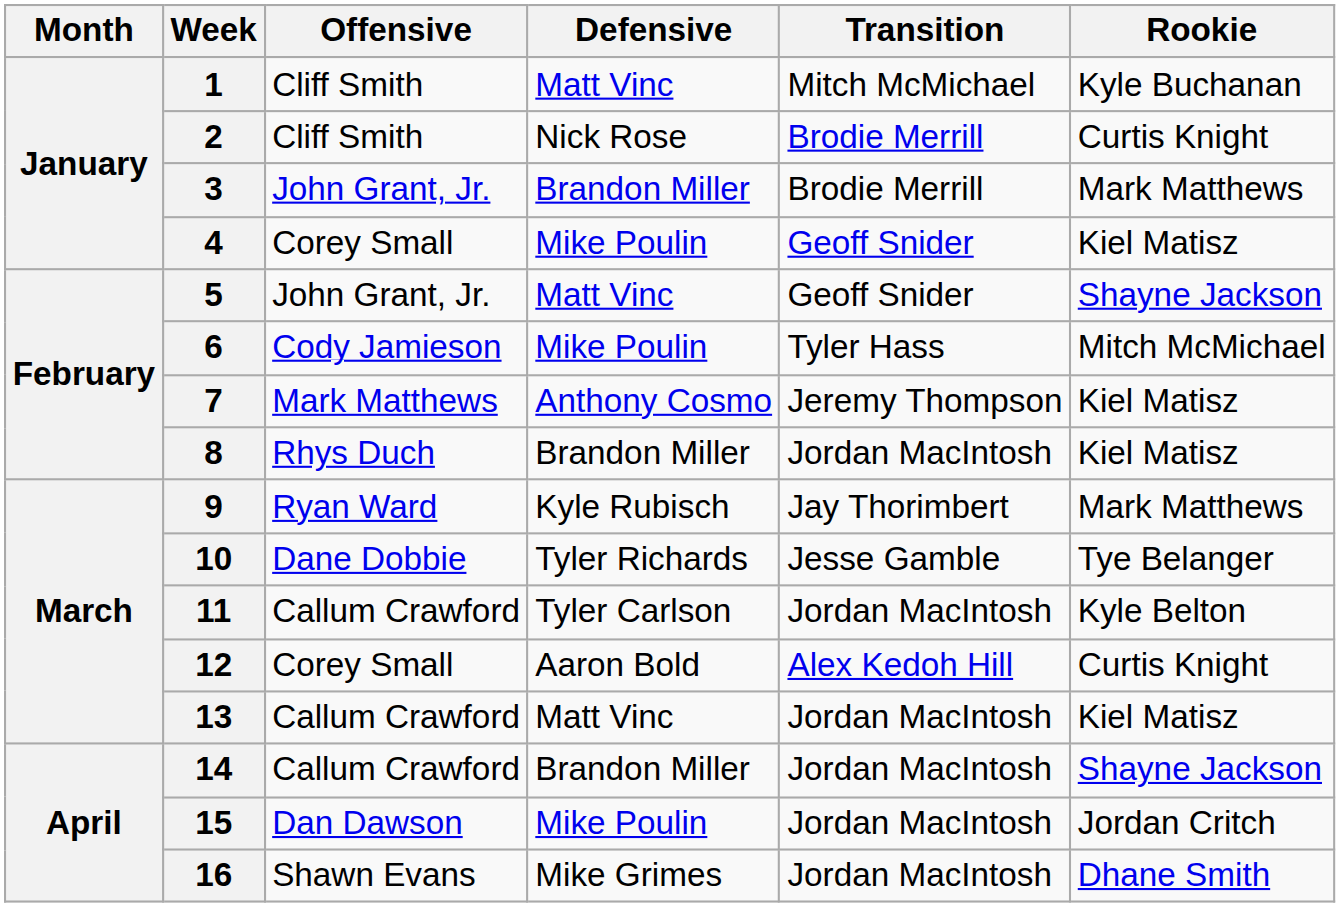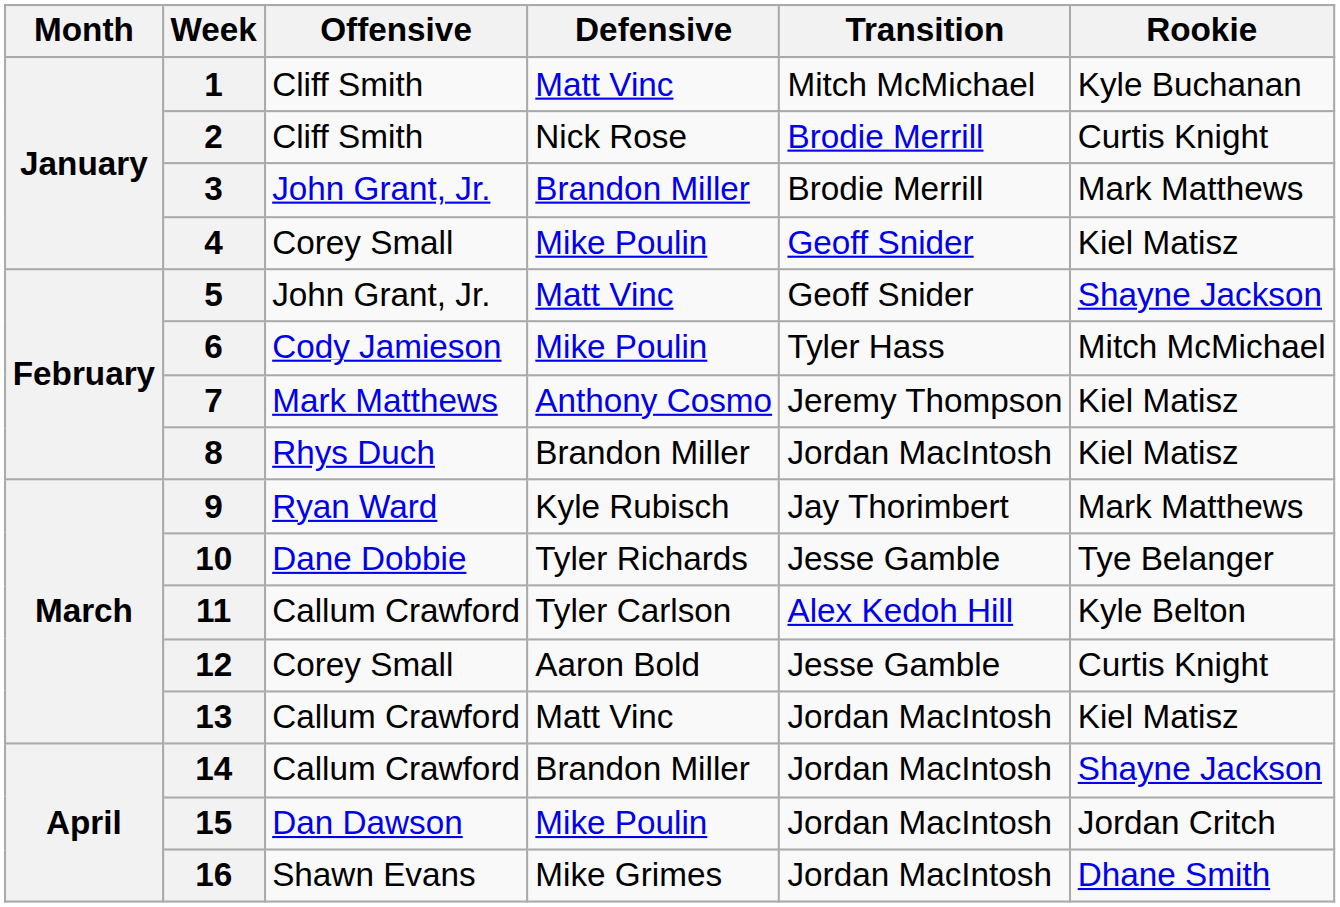(920, 611) Jordan MacIntosh -> (900, 611) Alex Kedoh Hill
(900, 664) Alex Kedoh Hill -> (894, 664) Jesse Gamble
